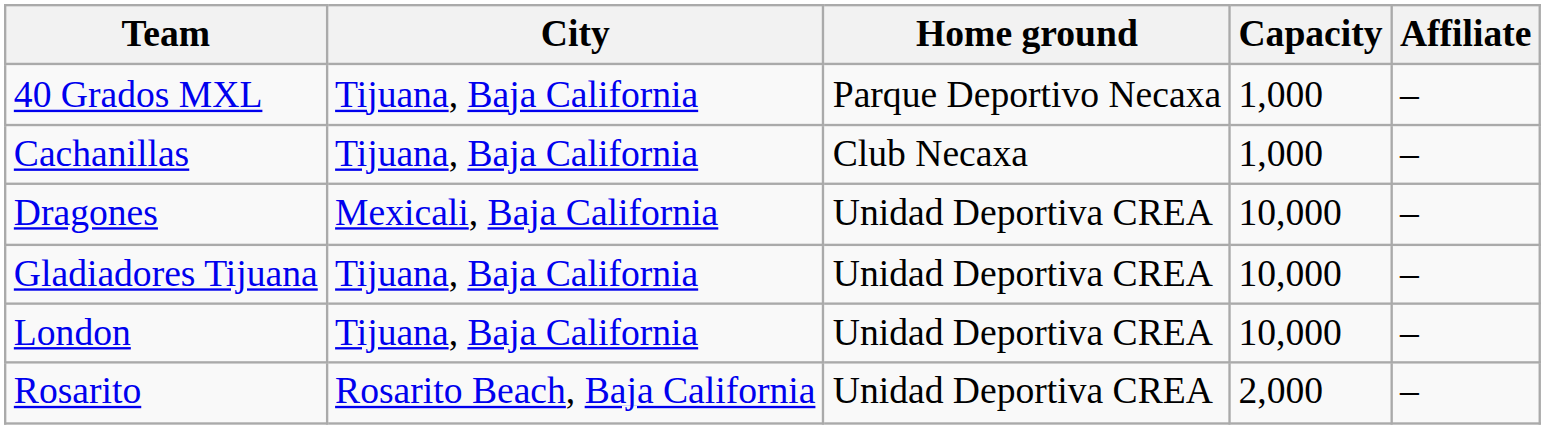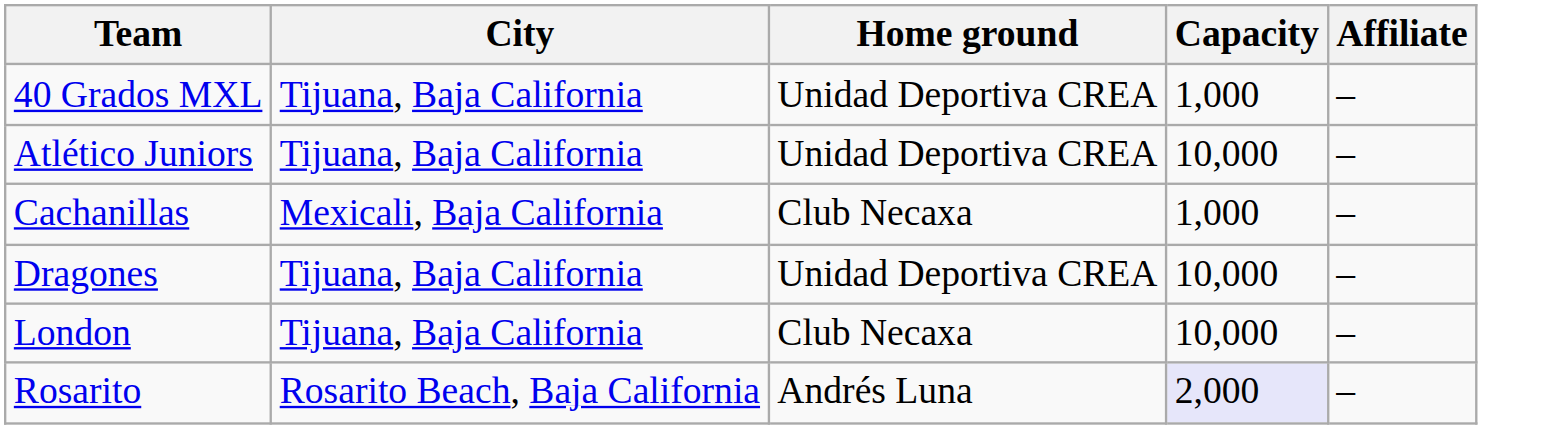(1027, 93) Parque Deportivo Necaxa -> (967, 93) Unidad Deportiva CREA
+ row: (133, 153)
(517, 153) Tijuana, Baja California -> (471, 213) Mexicali, Baja California
(527, 213) Mexicali, Baja California -> (461, 272) Tijuana, Baja California
- row: (166, 272)
(1023, 332) Unidad Deportiva CREA -> (875, 332) Club Necaxa
(1023, 392) Unidad Deportiva CREA -> (875, 392) Andrés Luna
(1281, 392) no background -> (1217, 392) lavender background
